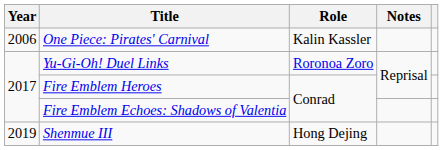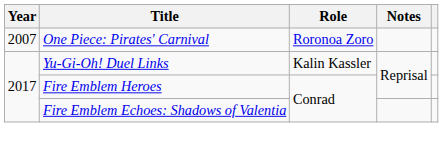(22, 40) 2006 -> (22, 40) 2007
(332, 40) Kalin Kassler -> (333, 40) Roronoa Zoro
(333, 63) Roronoa Zoro -> (332, 63) Kalin Kassler
- row: (78, 134)
